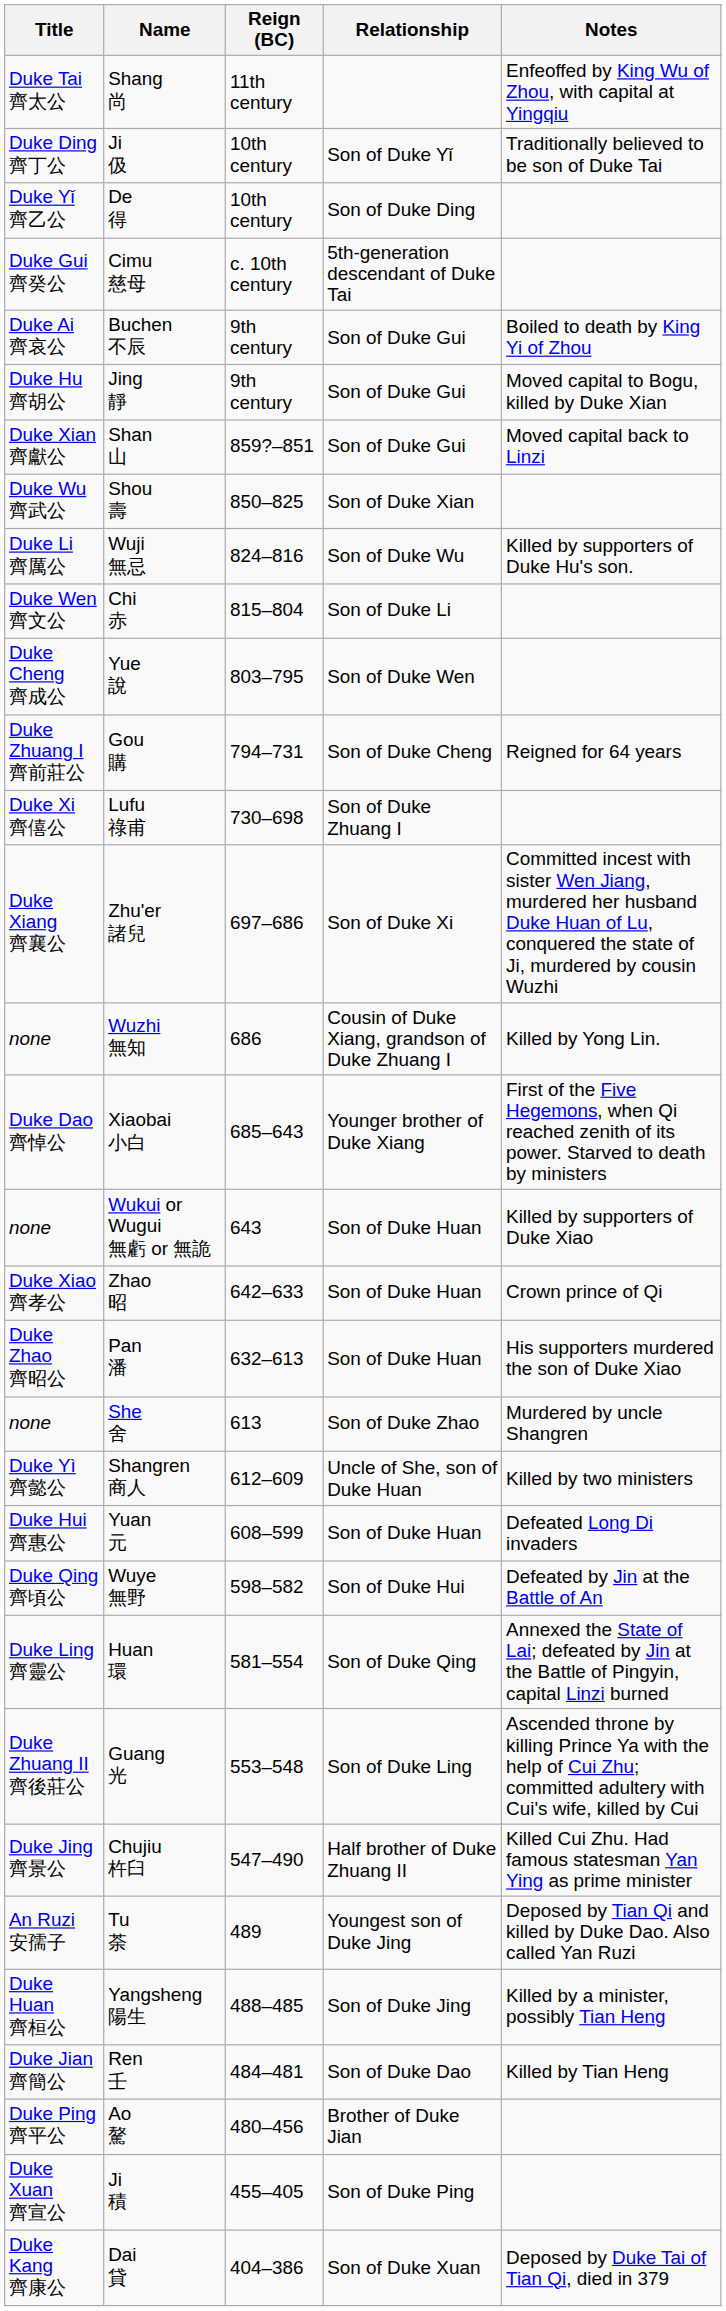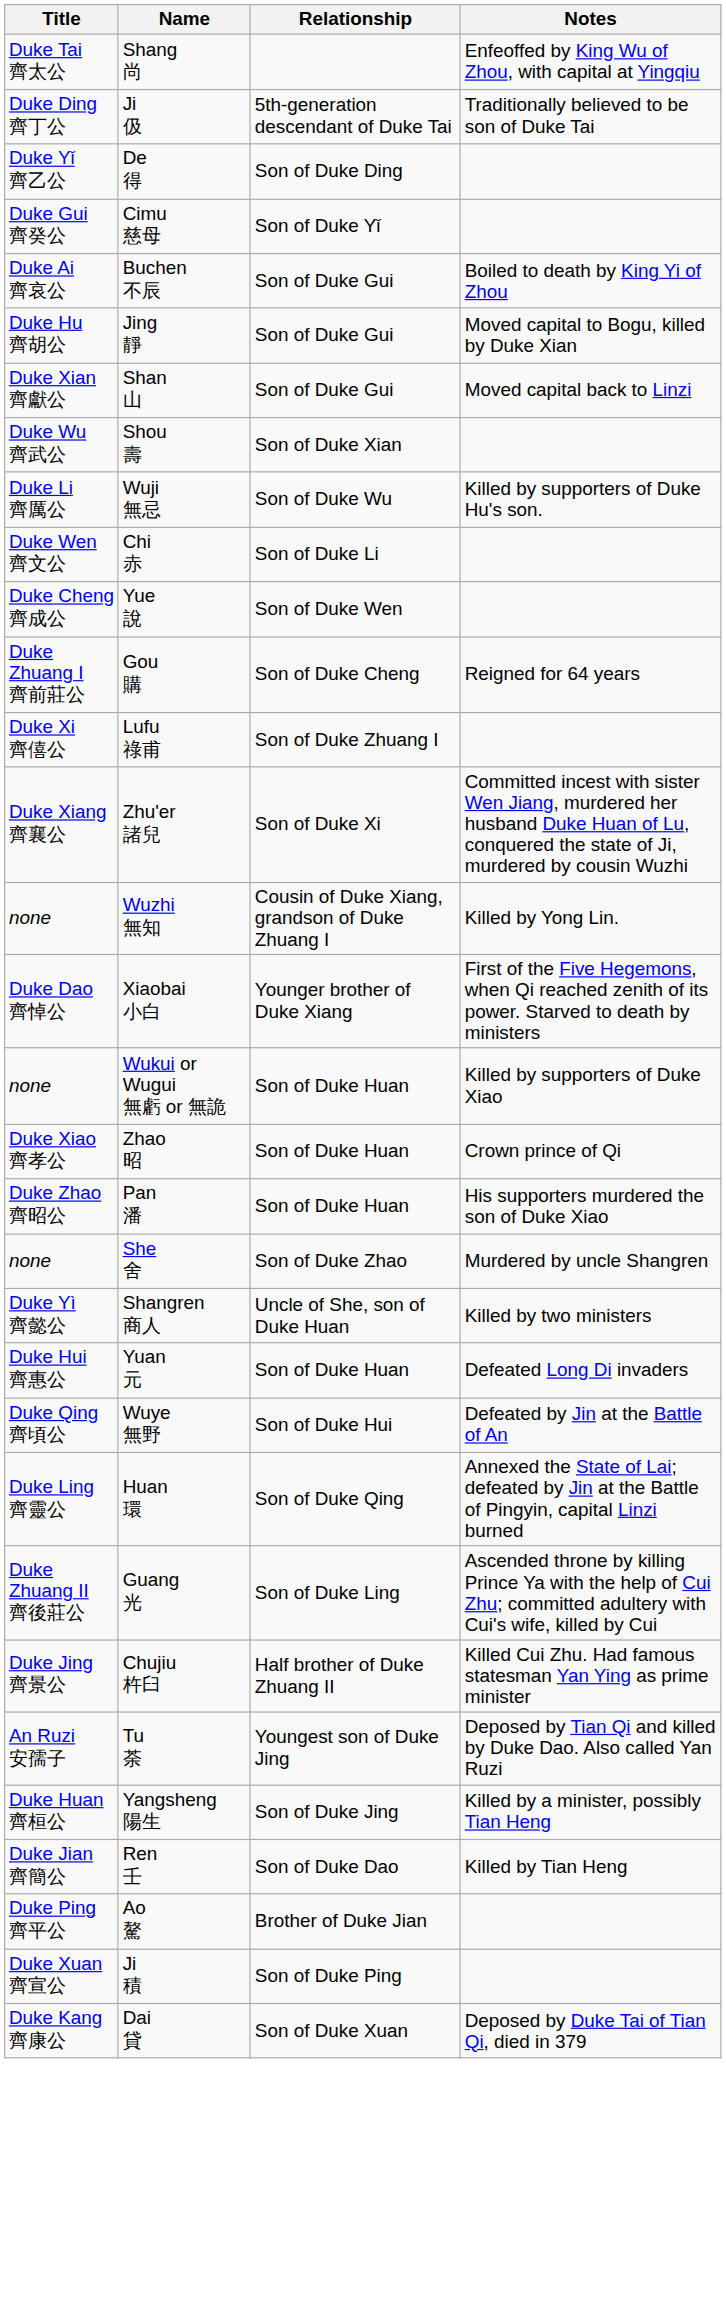- column: (274, 30)
(390, 155) Son of Duke Yǐ -> (353, 116) 5th-generation descendant of Duke Tai
(411, 273) 5th-generation descendant of Duke Tai -> (318, 225) Son of Duke Yǐ
